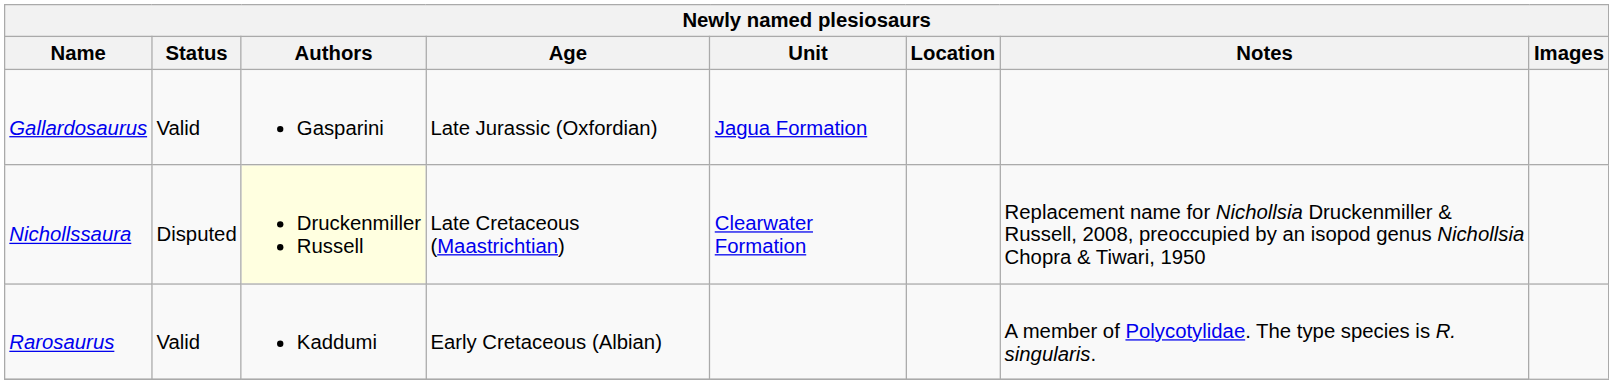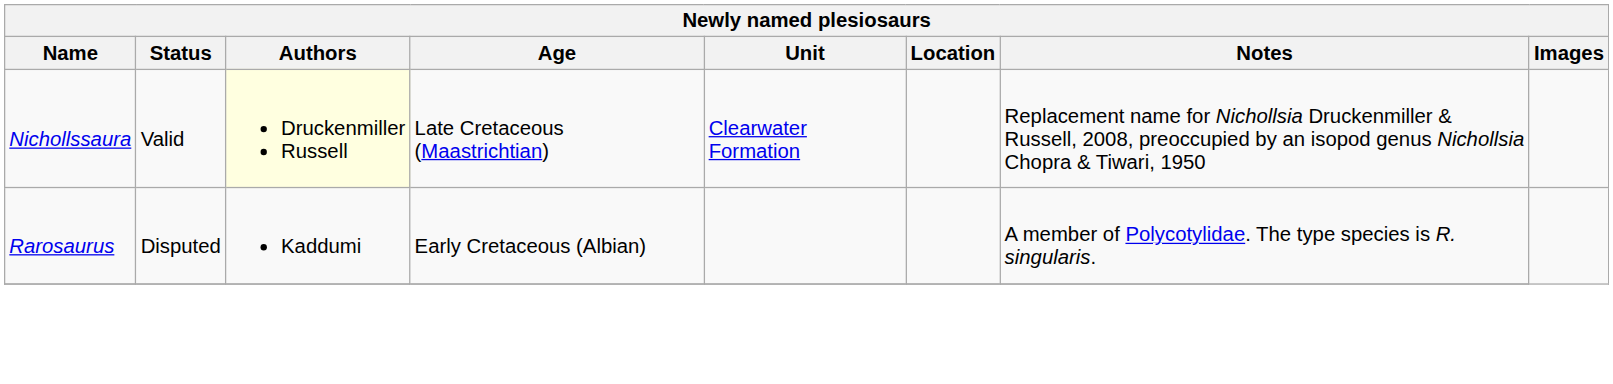- row: (78, 128)
(197, 235) Disputed -> (163, 139) Valid
(178, 342) Valid -> (181, 246) Disputed
